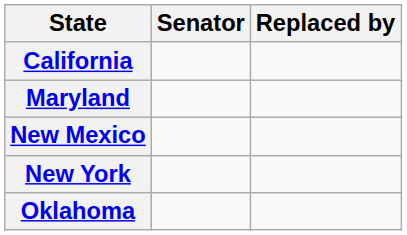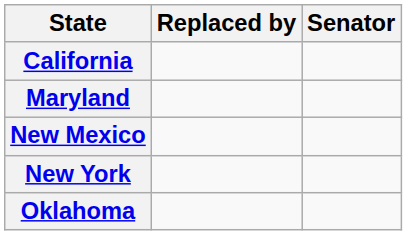columns swapped: (201, 23) <-> (326, 23)
